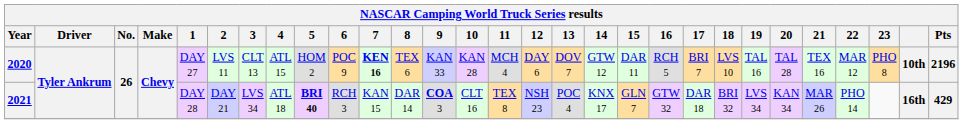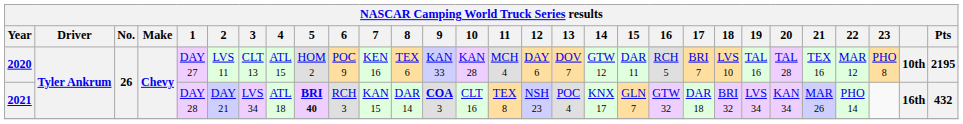(376, 64) bold -> (376, 64) normal
(943, 64) 2196 -> (943, 64) 2195
(943, 100) 429 -> (943, 100) 432
